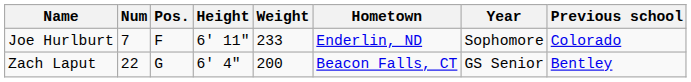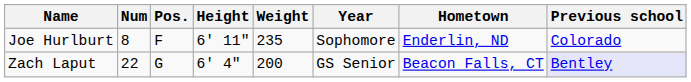columns swapped: (504, 17) <-> (387, 17)
(125, 40) 7 -> (125, 40) 8
(270, 40) 233 -> (270, 40) 235
(582, 64) no background -> (582, 64) lavender background
